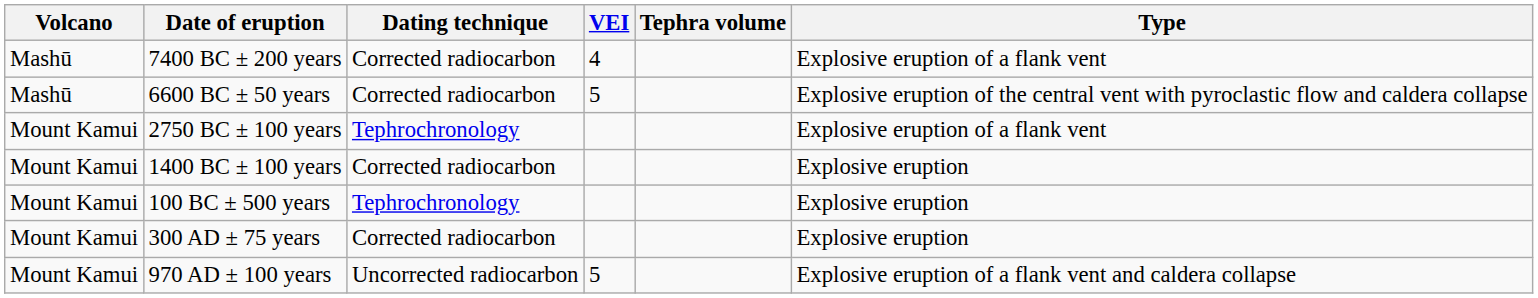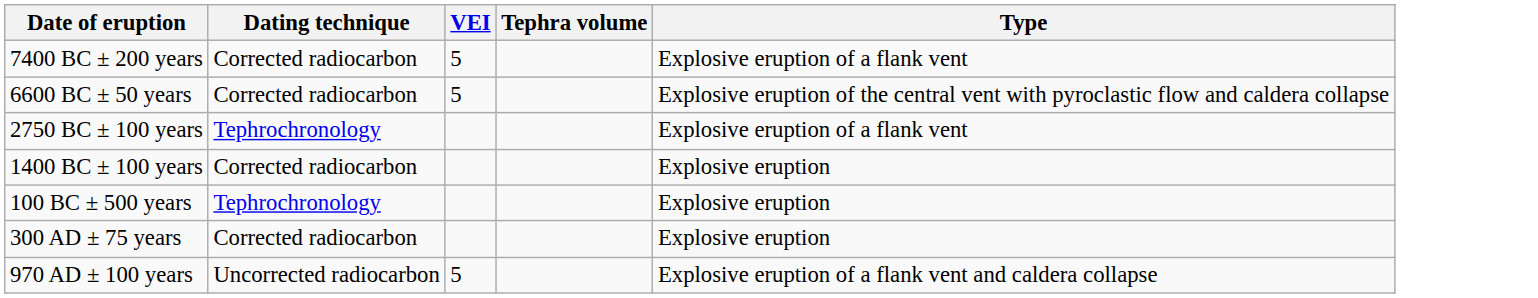- column: (74, 22)
(595, 58) 4 -> (456, 58) 5
